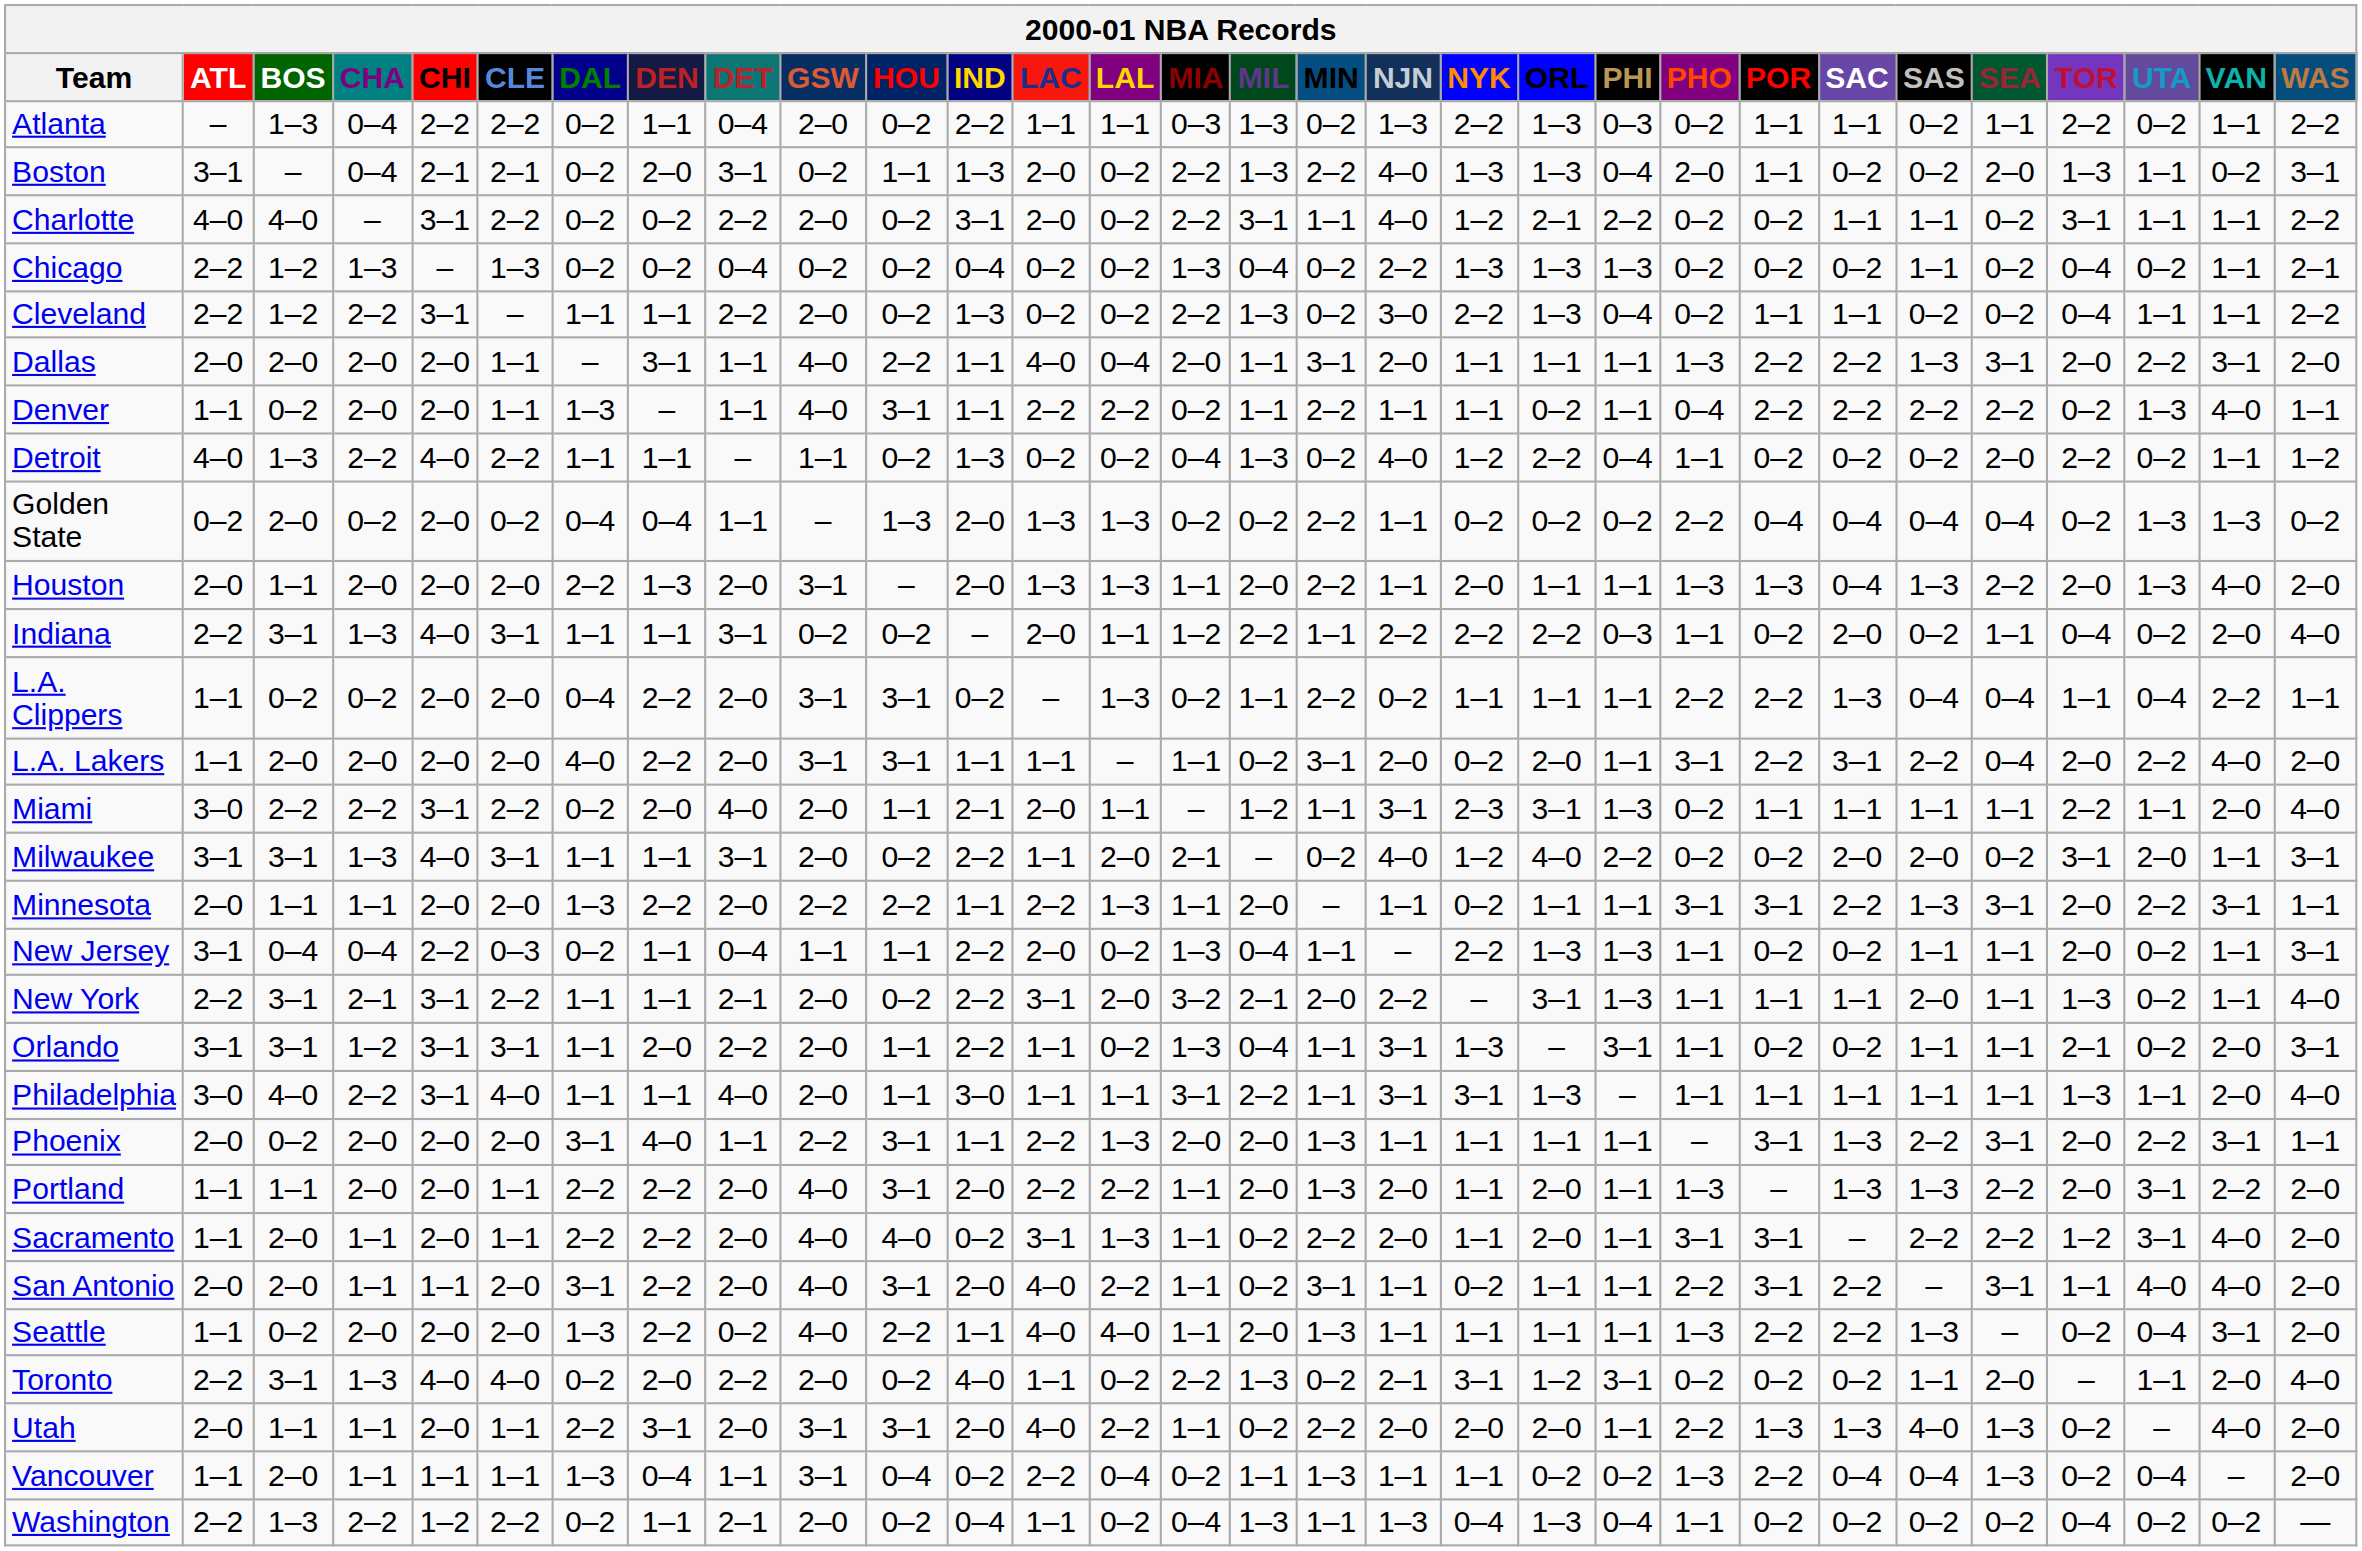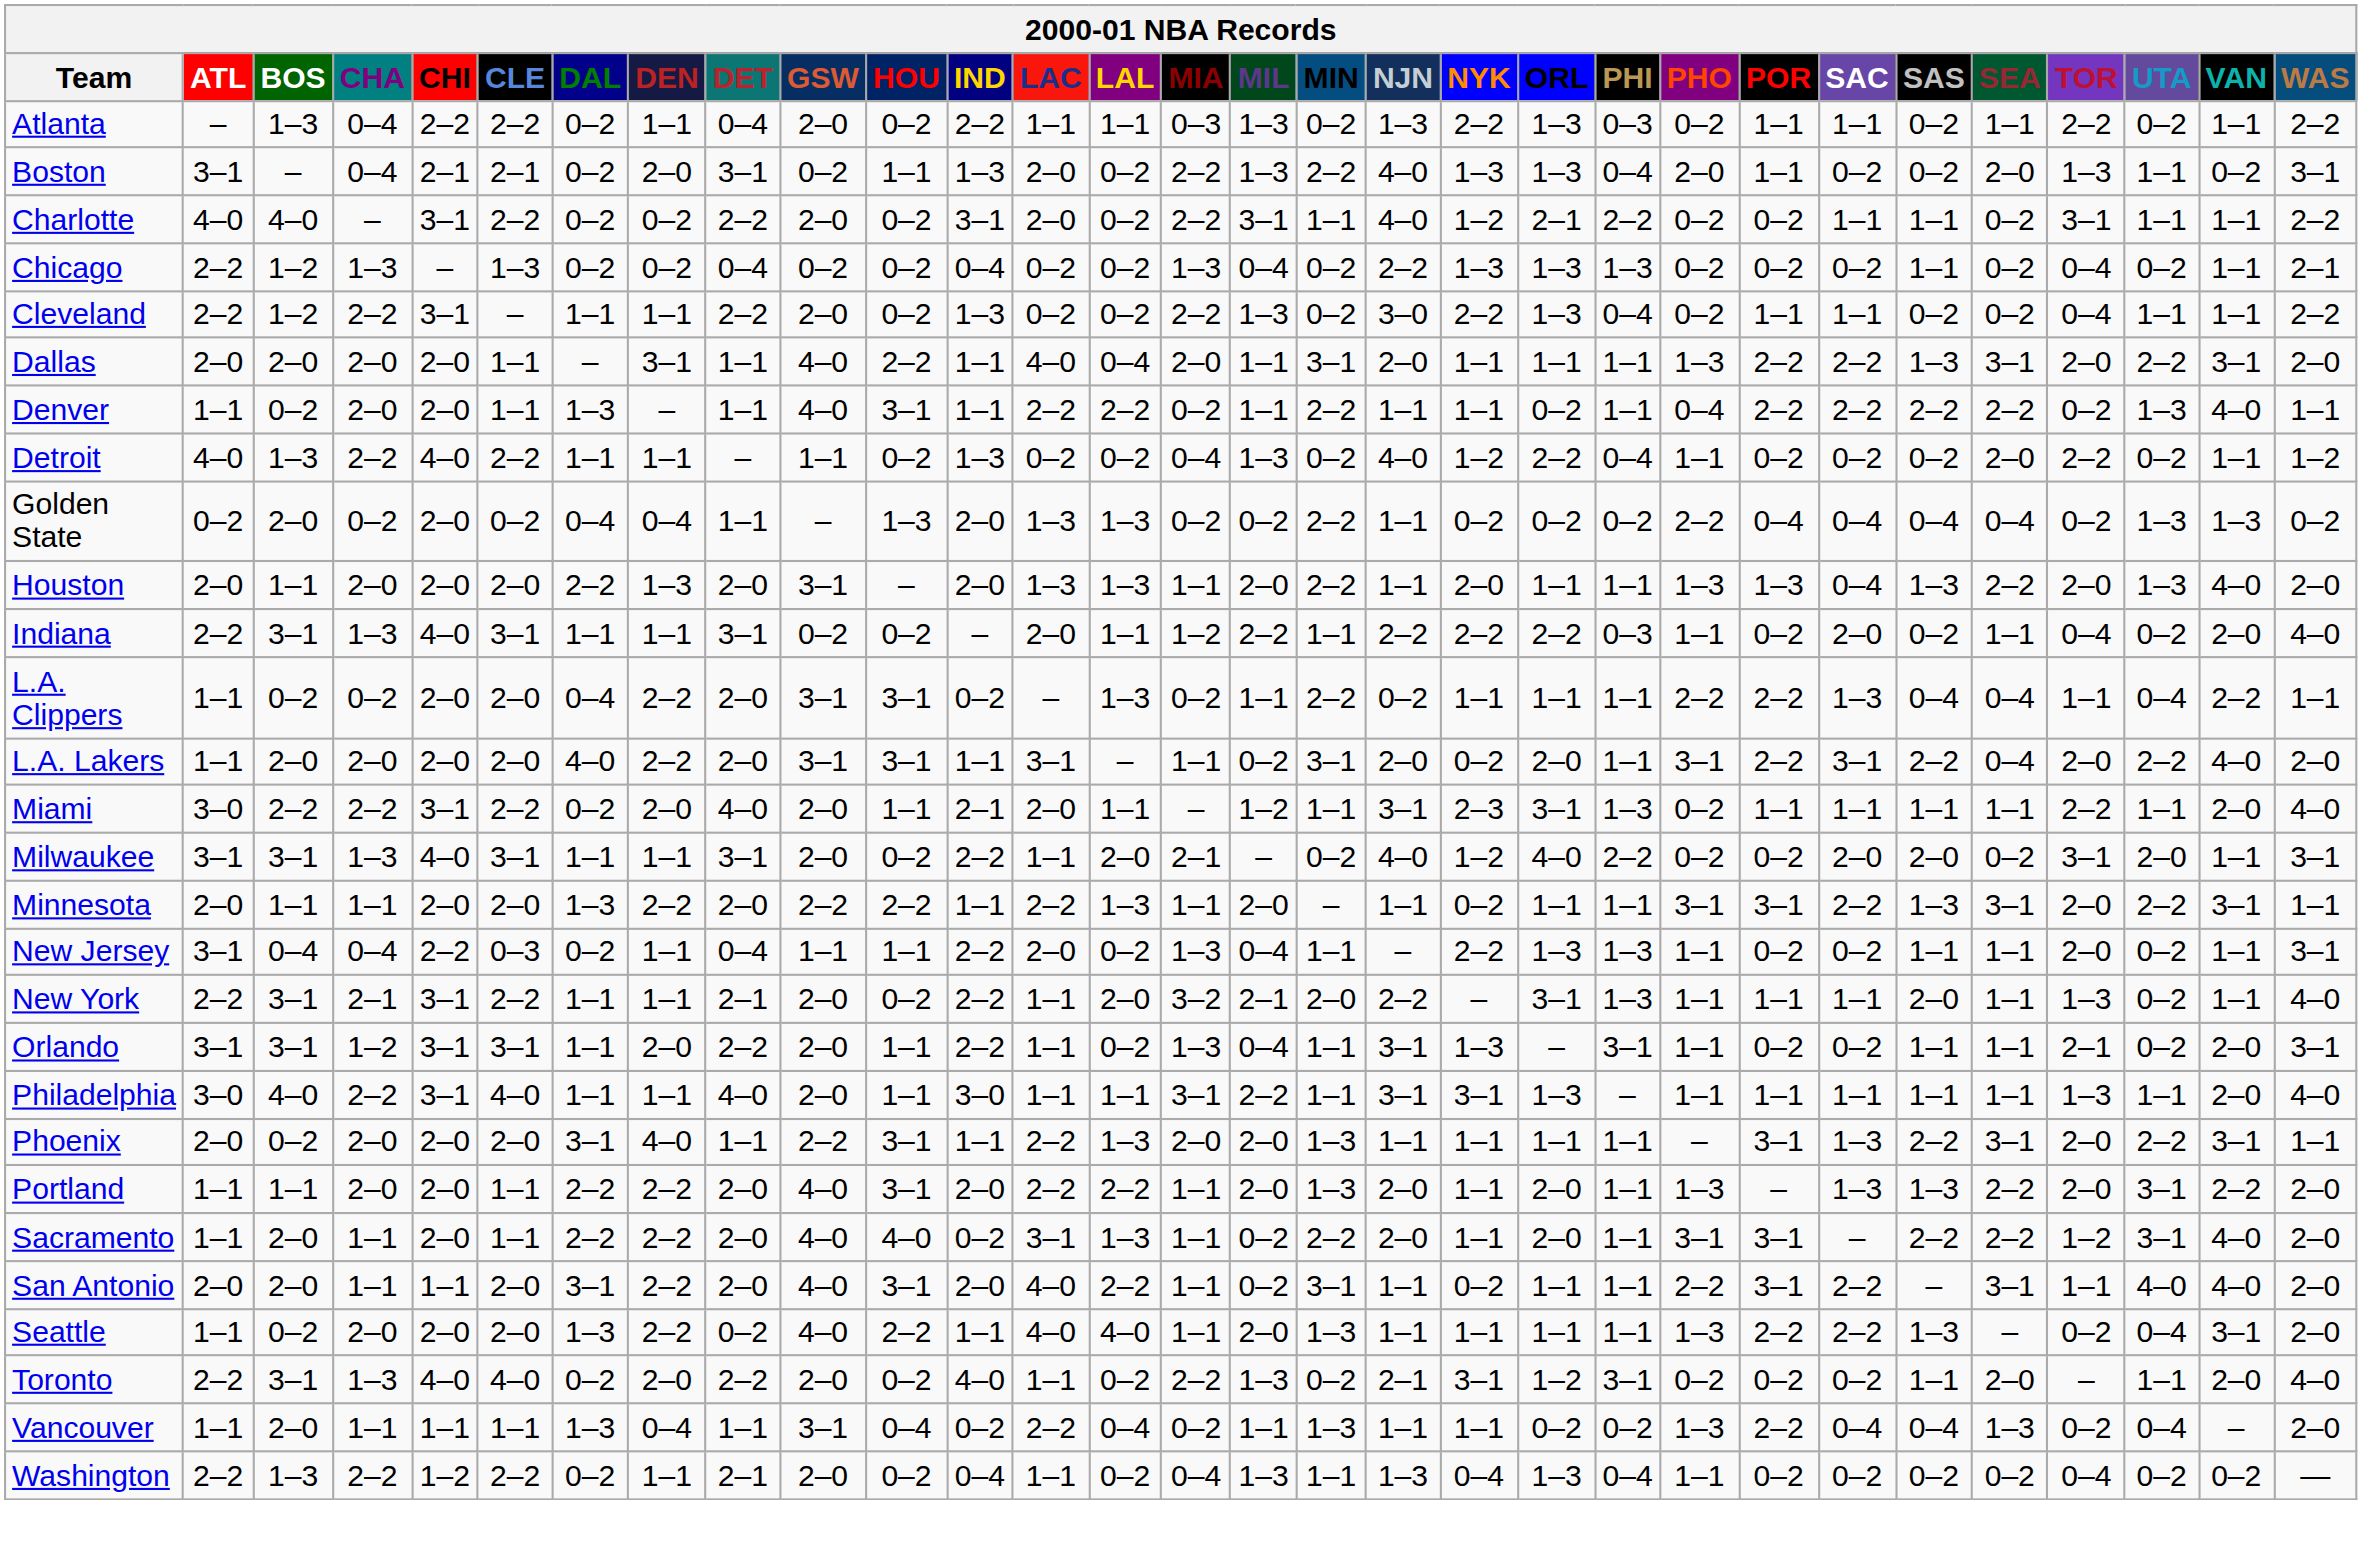(1051, 762) 1–1 -> (1051, 762) 3–1
(1051, 999) 3–1 -> (1051, 999) 1–1
- row: (44, 1427)
